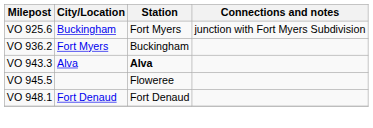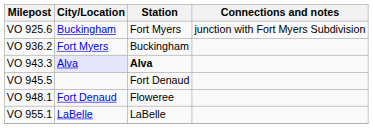(67, 64) no background -> (67, 64) lavender background
(152, 81) Floweree -> (160, 81) Fort Denaud
(160, 98) Fort Denaud -> (152, 98) Floweree
+ row: (29, 115)
